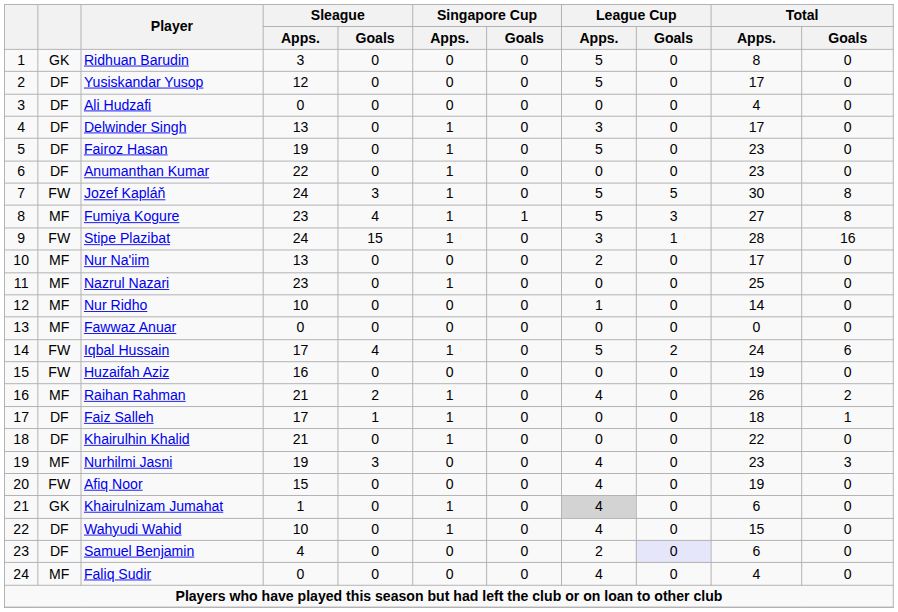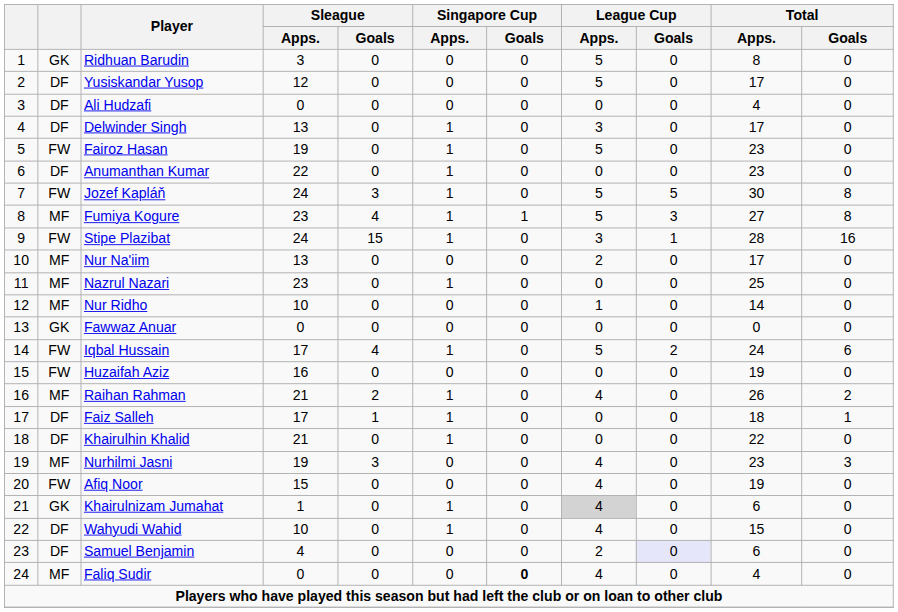(59, 149) DF -> (59, 149) FW
(59, 328) MF -> (59, 328) GK
(524, 573) normal -> (524, 573) bold
